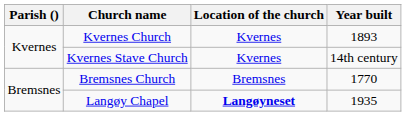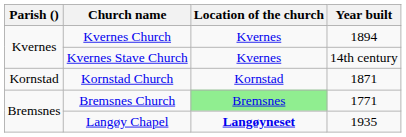(364, 36) 1893 -> (364, 36) 1894
+ row: (127, 79)
(259, 79) no background -> (259, 100) lightgreen background
(364, 79) 1770 -> (364, 100) 1771
